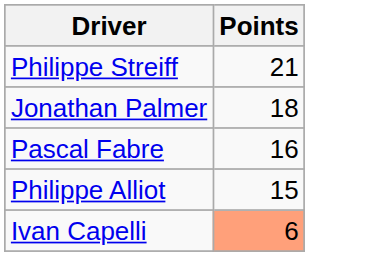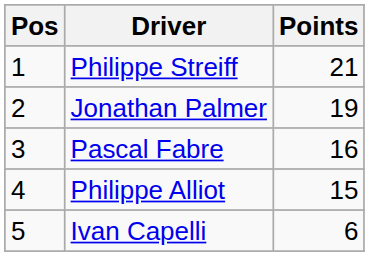+ column: (35, 26)
(284, 108) 18 -> (344, 108) 19
(291, 231) lightsalmon background -> (351, 231) no background
